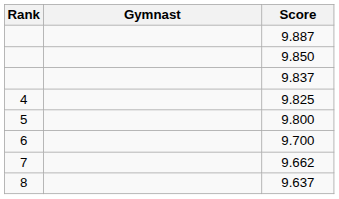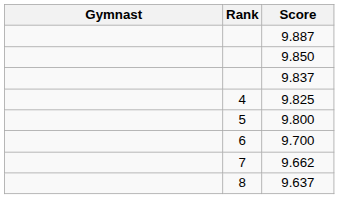columns swapped: (24, 15) <-> (152, 15)
